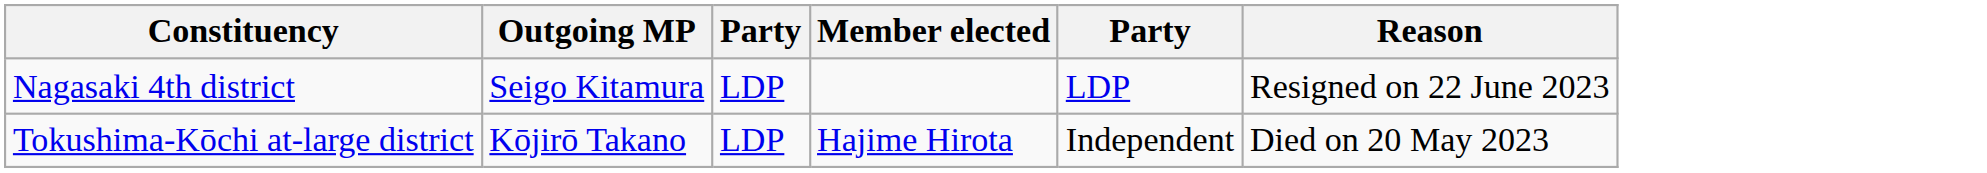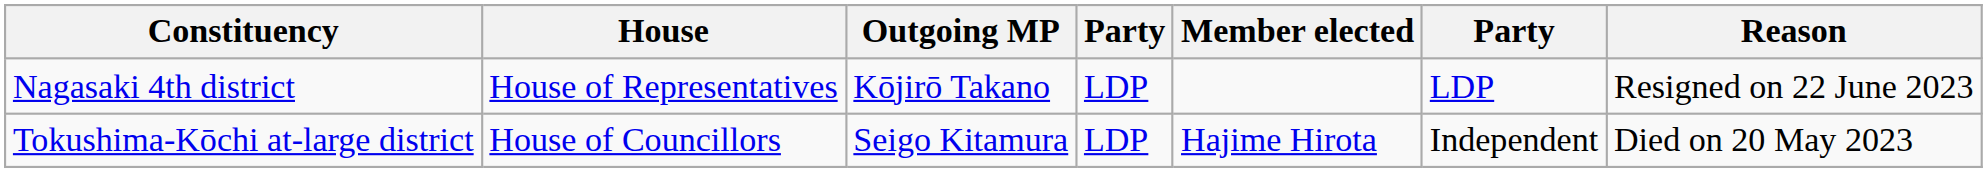+ column: (664, 31)
(597, 85) Seigo Kitamura -> (952, 85) Kōjirō Takano
(588, 139) Kōjirō Takano -> (961, 139) Seigo Kitamura
